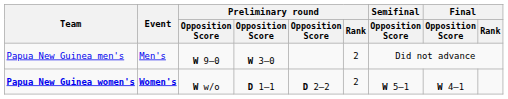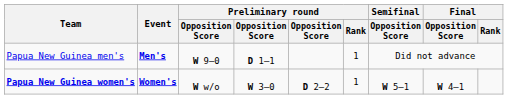(153, 56) normal -> (153, 56) bold
(261, 61) W 3–0 -> (261, 61) D 1–1
(356, 56) 2 -> (356, 56) 1
(261, 87) D 1–1 -> (261, 87) W 3–0
(356, 81) 2 -> (356, 81) 1
